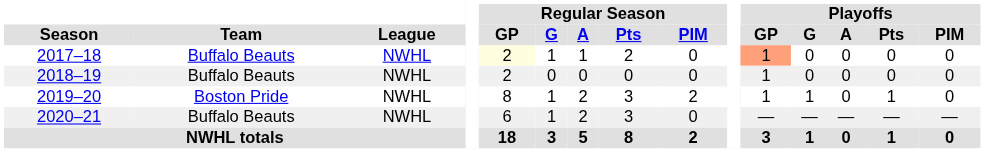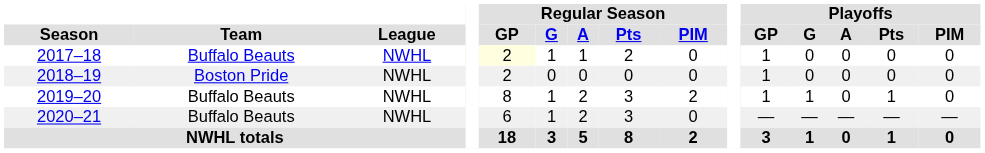(766, 55) lightsalmon background -> (766, 55) no background
(241, 76) Buffalo Beauts -> (241, 76) Boston Pride
(241, 96) Boston Pride -> (241, 96) Buffalo Beauts
